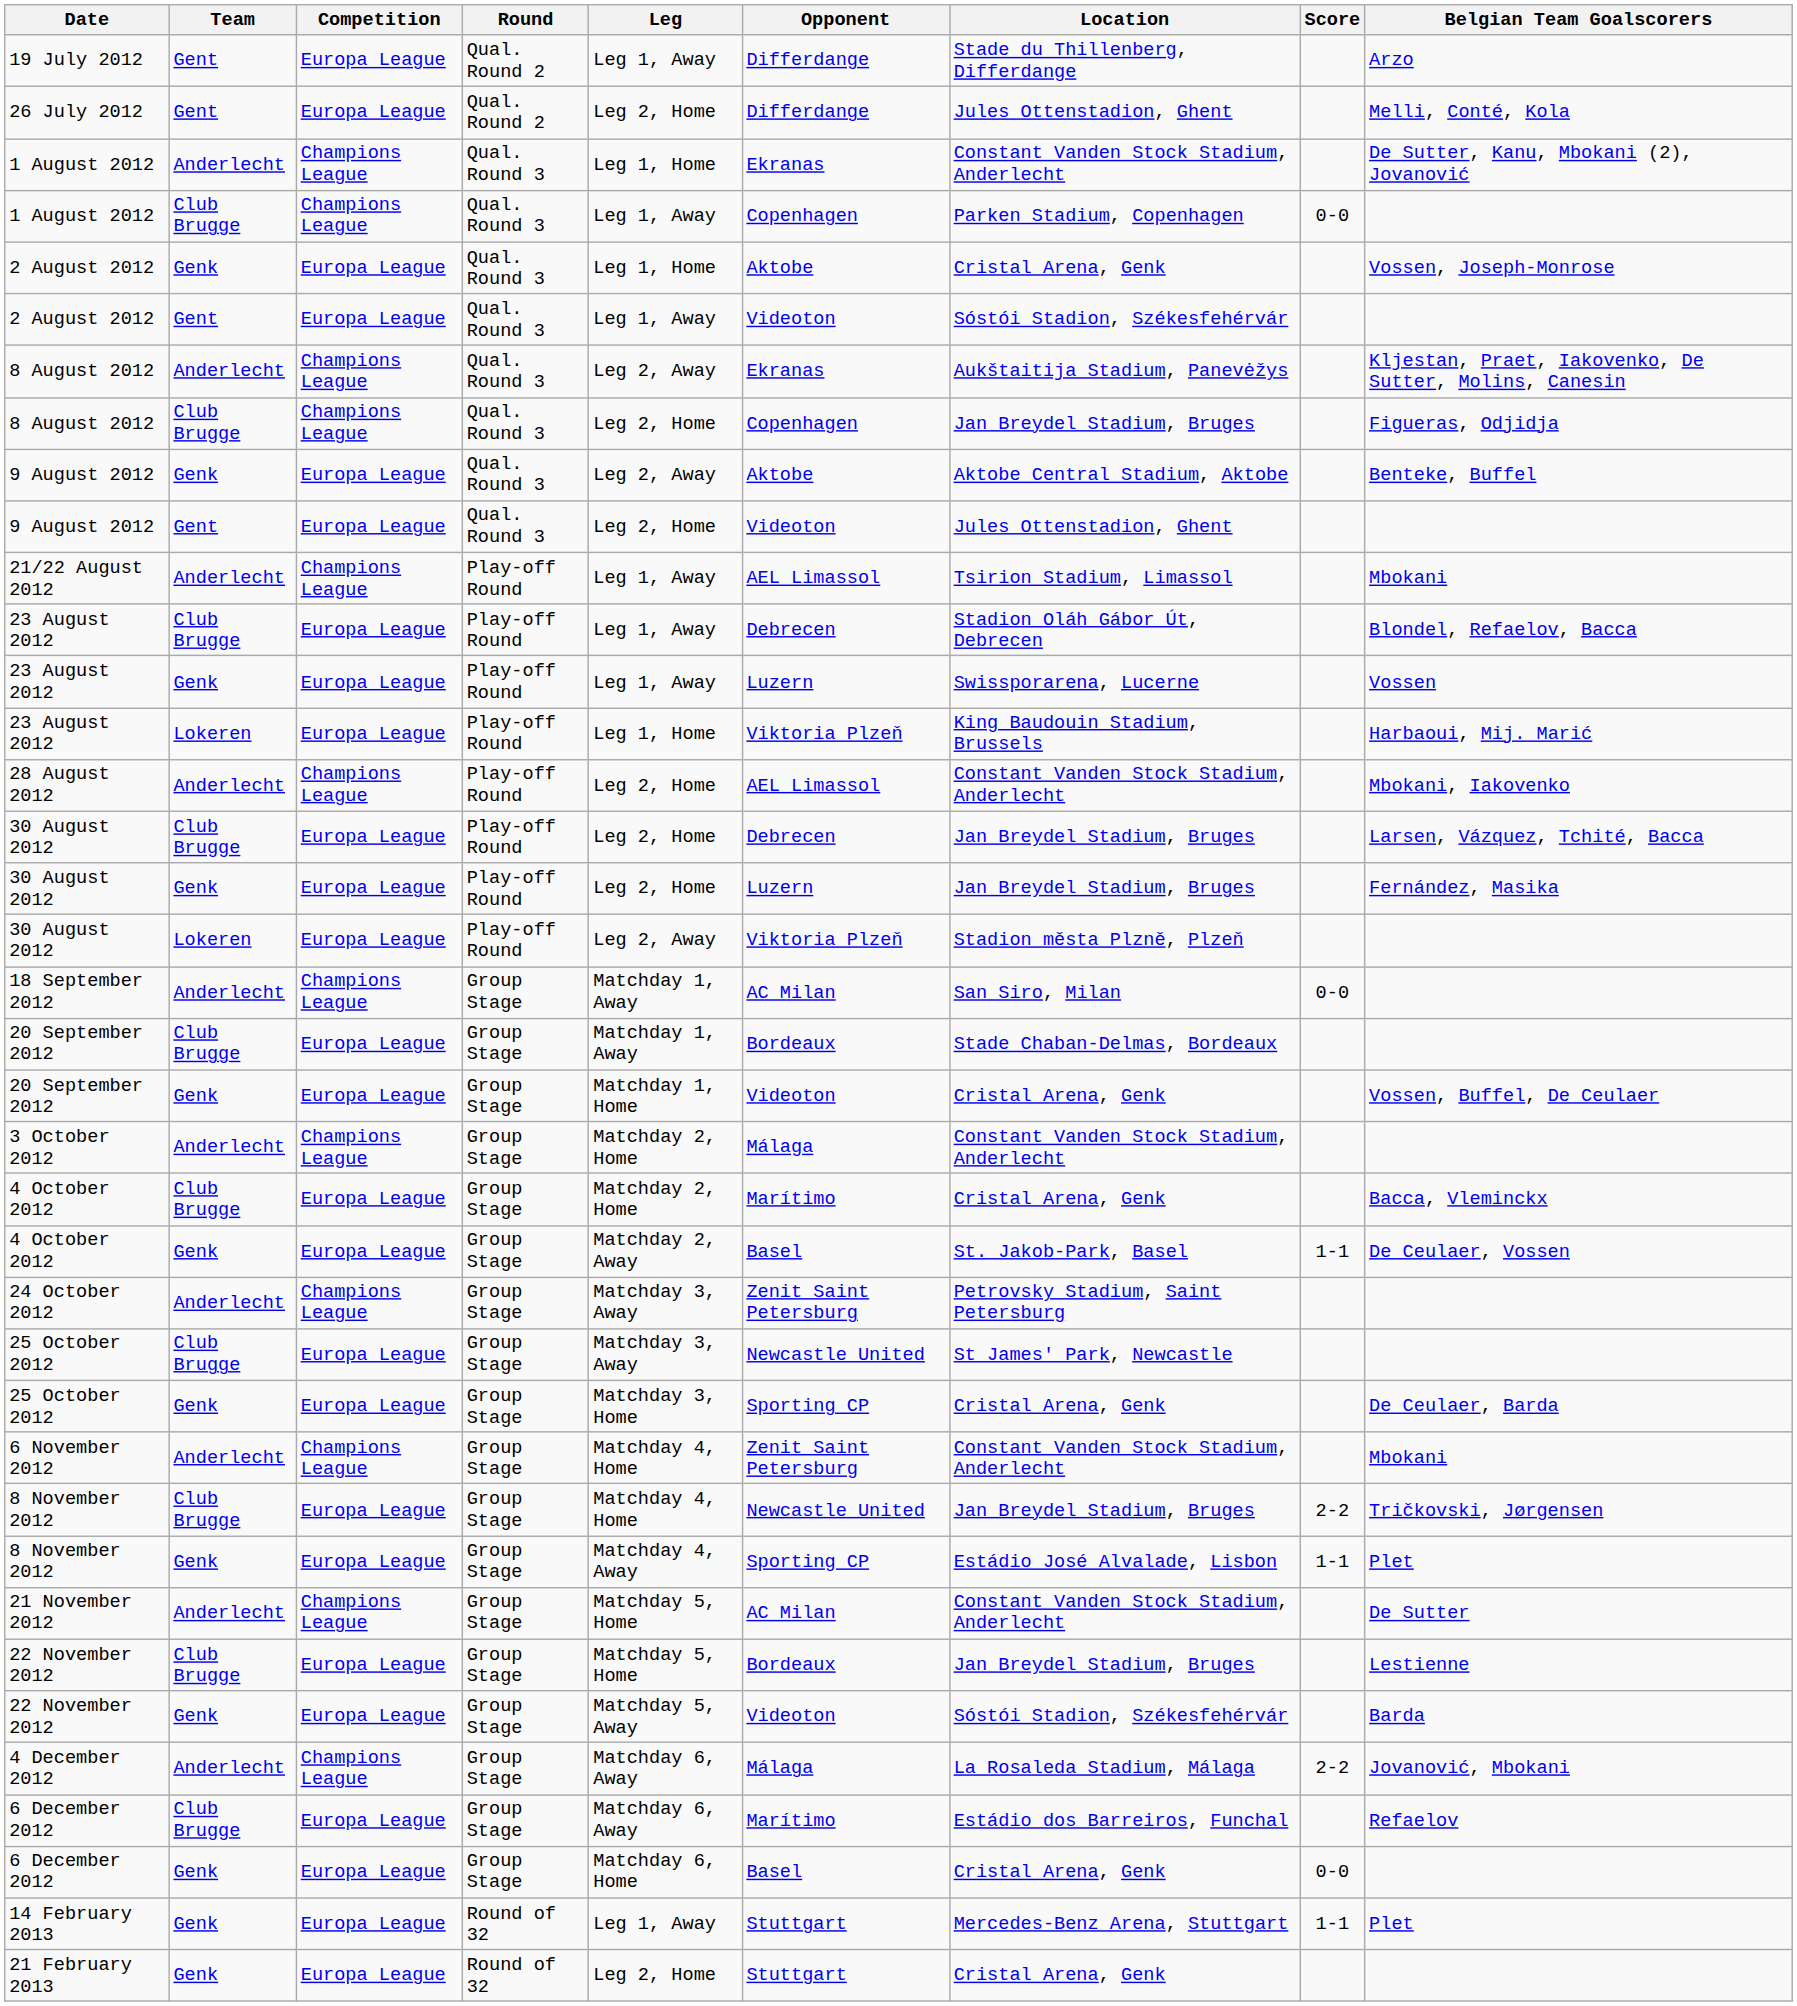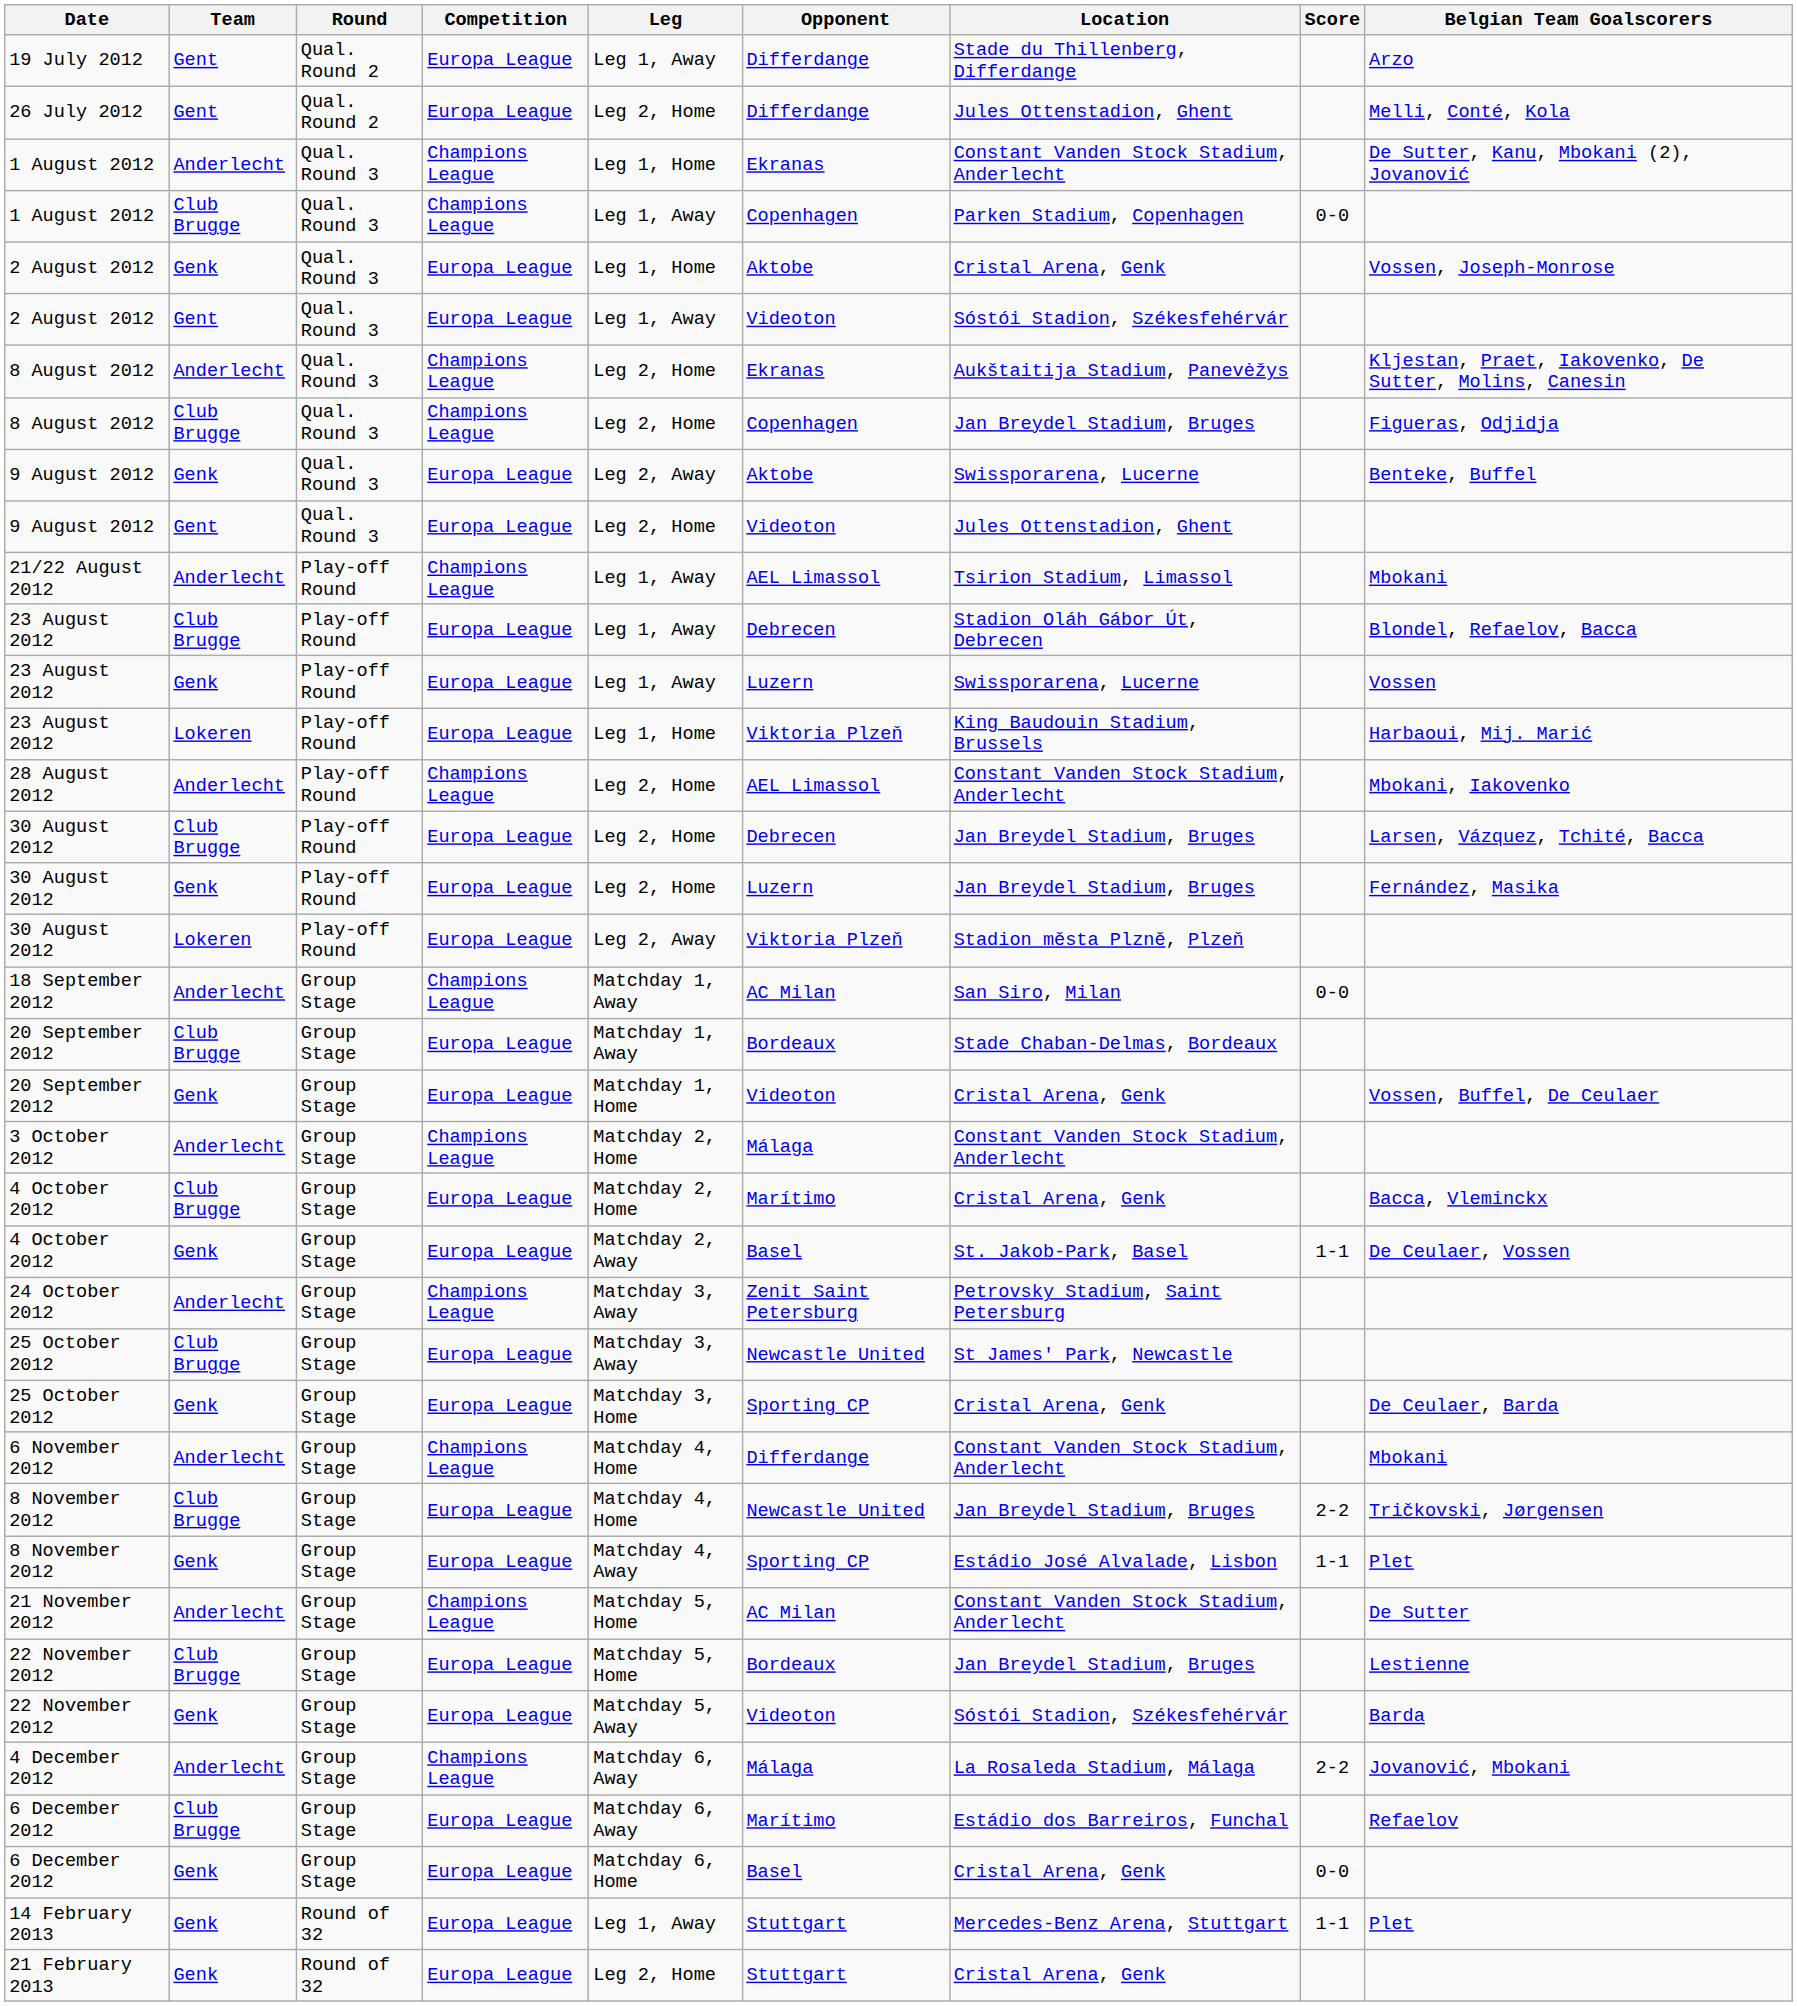columns swapped: (379, 20) <-> (526, 20)
(655, 371) Leg 2, Away -> (655, 371) Leg 2, Home
(1121, 475) Aktobe Central Stadium, Aktobe -> (1076, 475) Swissporarena, Lucerne
(808, 1458) Zenit Saint Petersburg -> (808, 1458) Differdange
